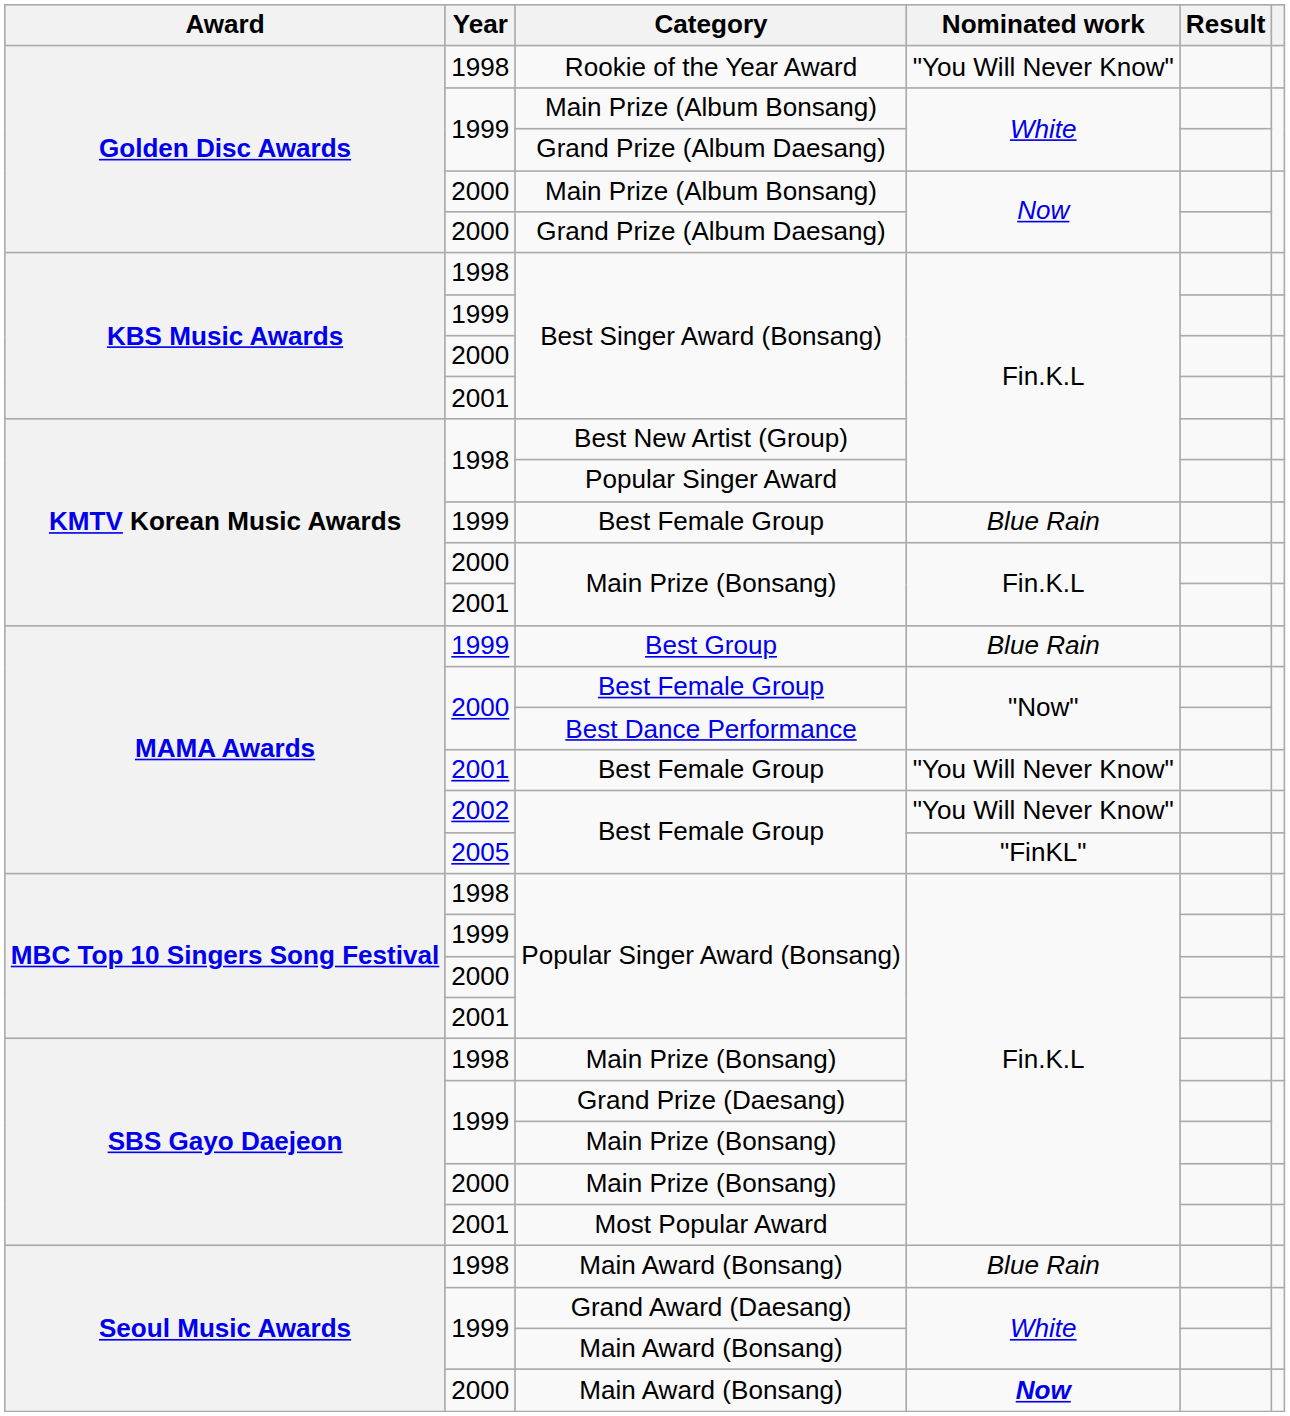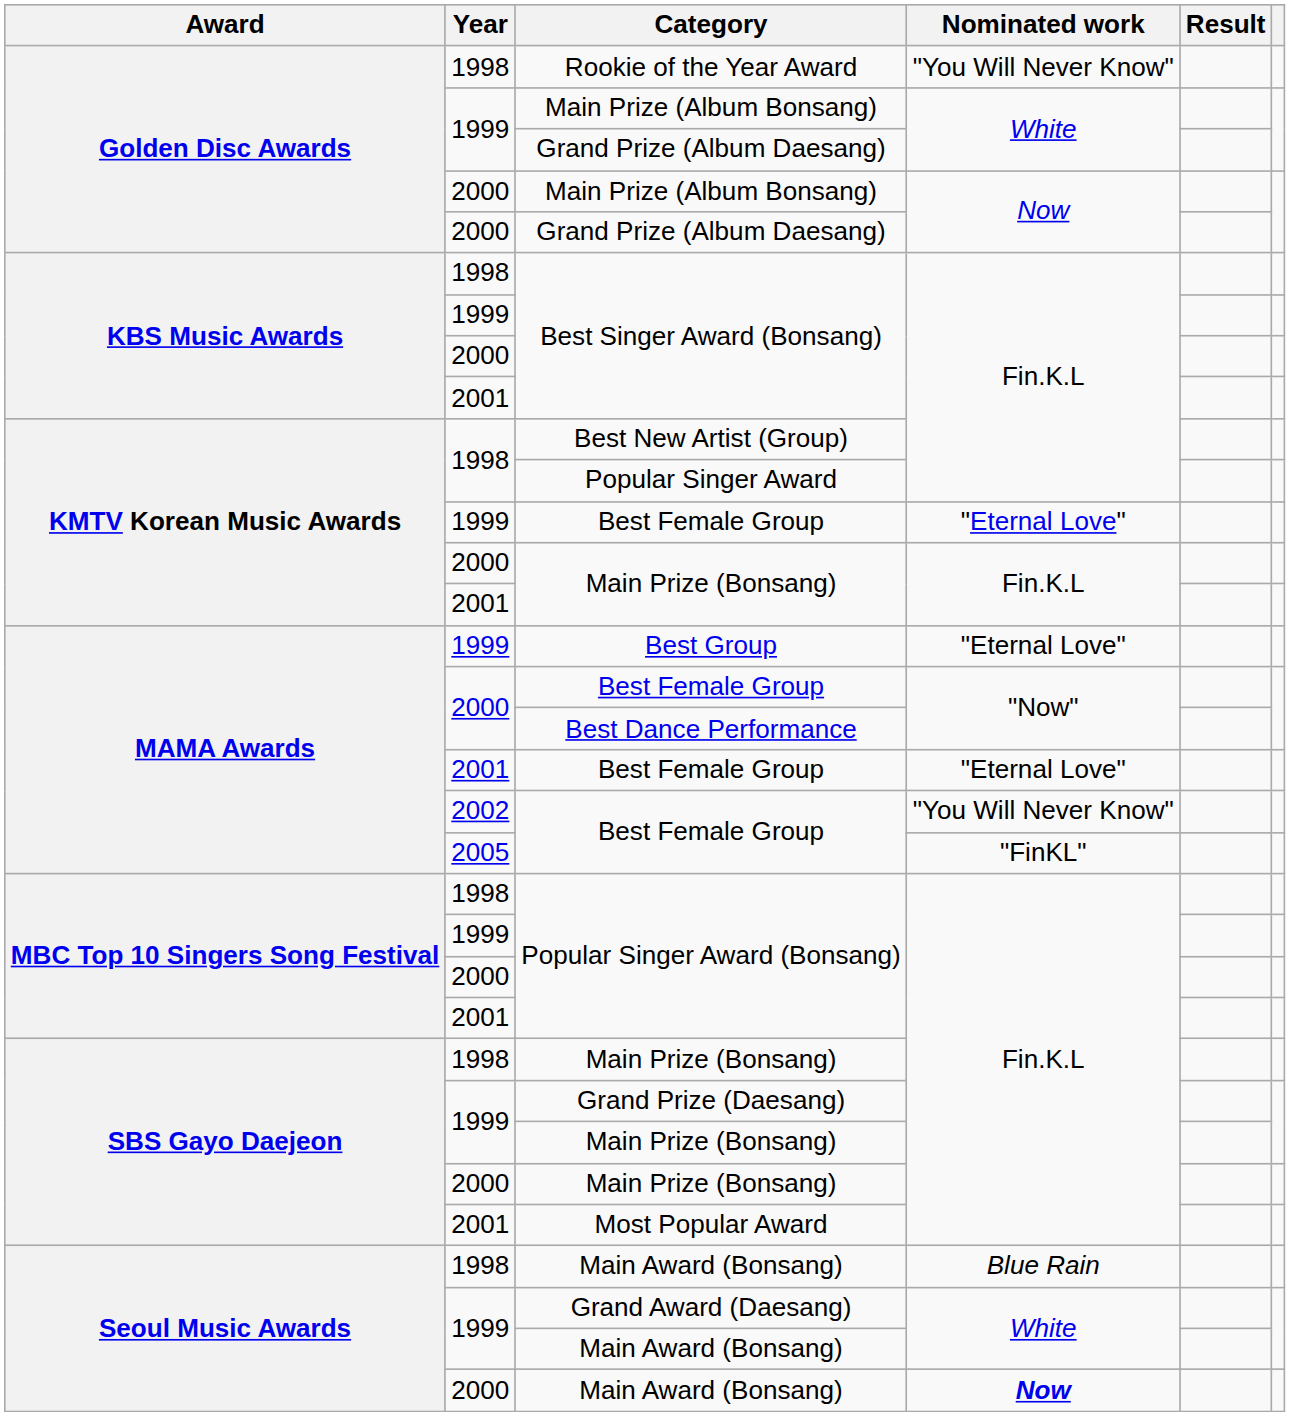(1043, 521) Blue Rain -> (1043, 521) "Eternal Love"
(1043, 645) Blue Rain -> (1043, 645) "Eternal Love"
(1043, 769) "You Will Never Know" -> (1043, 769) "Eternal Love"
